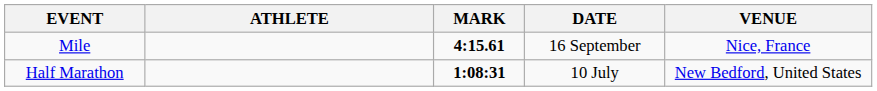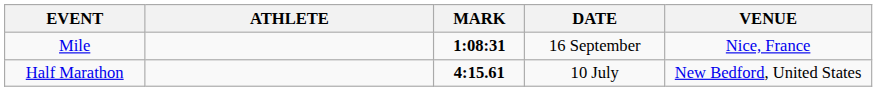(479, 45) 4:15.61 -> (479, 45) 1:08:31
(479, 73) 1:08:31 -> (479, 73) 4:15.61
